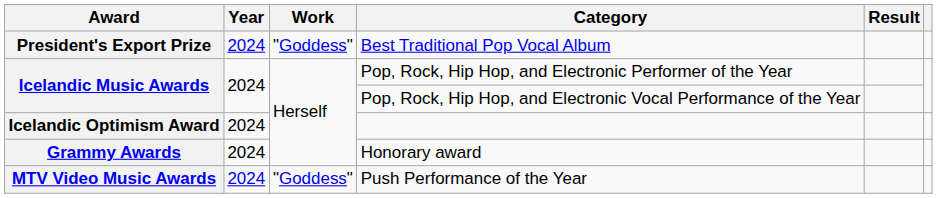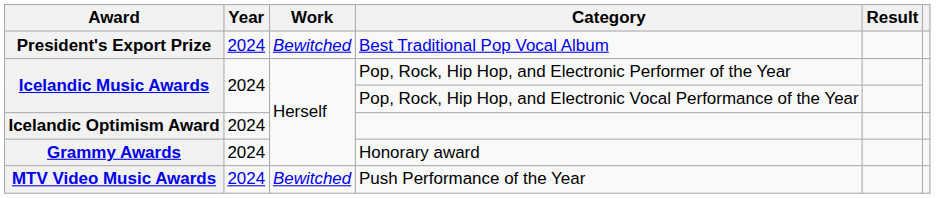(313, 44) "Goddess" -> (312, 44) Bewitched
(313, 179) "Goddess" -> (312, 179) Bewitched
